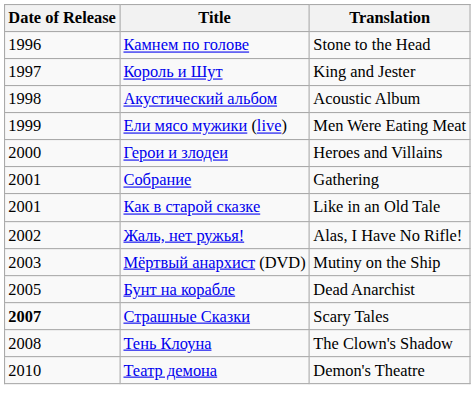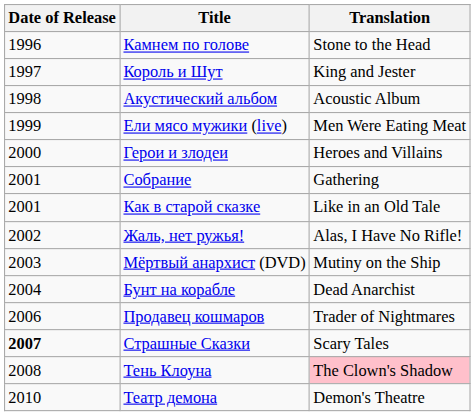(25, 288) 2005 -> (25, 288) 2004
+ row: (194, 315)
(383, 343) no background -> (383, 370) pink background
